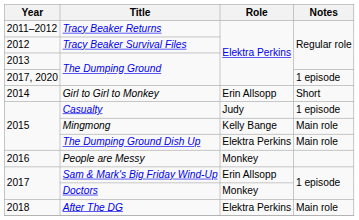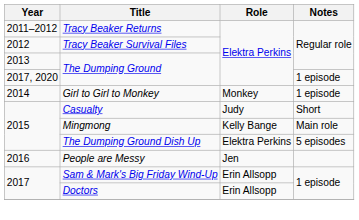(249, 93) Erin Allsopp -> (240, 93) Monkey
(308, 93) Short -> (318, 93) 1 episode
(318, 110) 1 episode -> (308, 110) Short
(317, 142) Main role -> (321, 142) 5 episodes
(240, 158) Monkey -> (231, 158) Jen
(240, 191) Monkey -> (249, 191) Erin Allsopp
- row: (18, 207)
